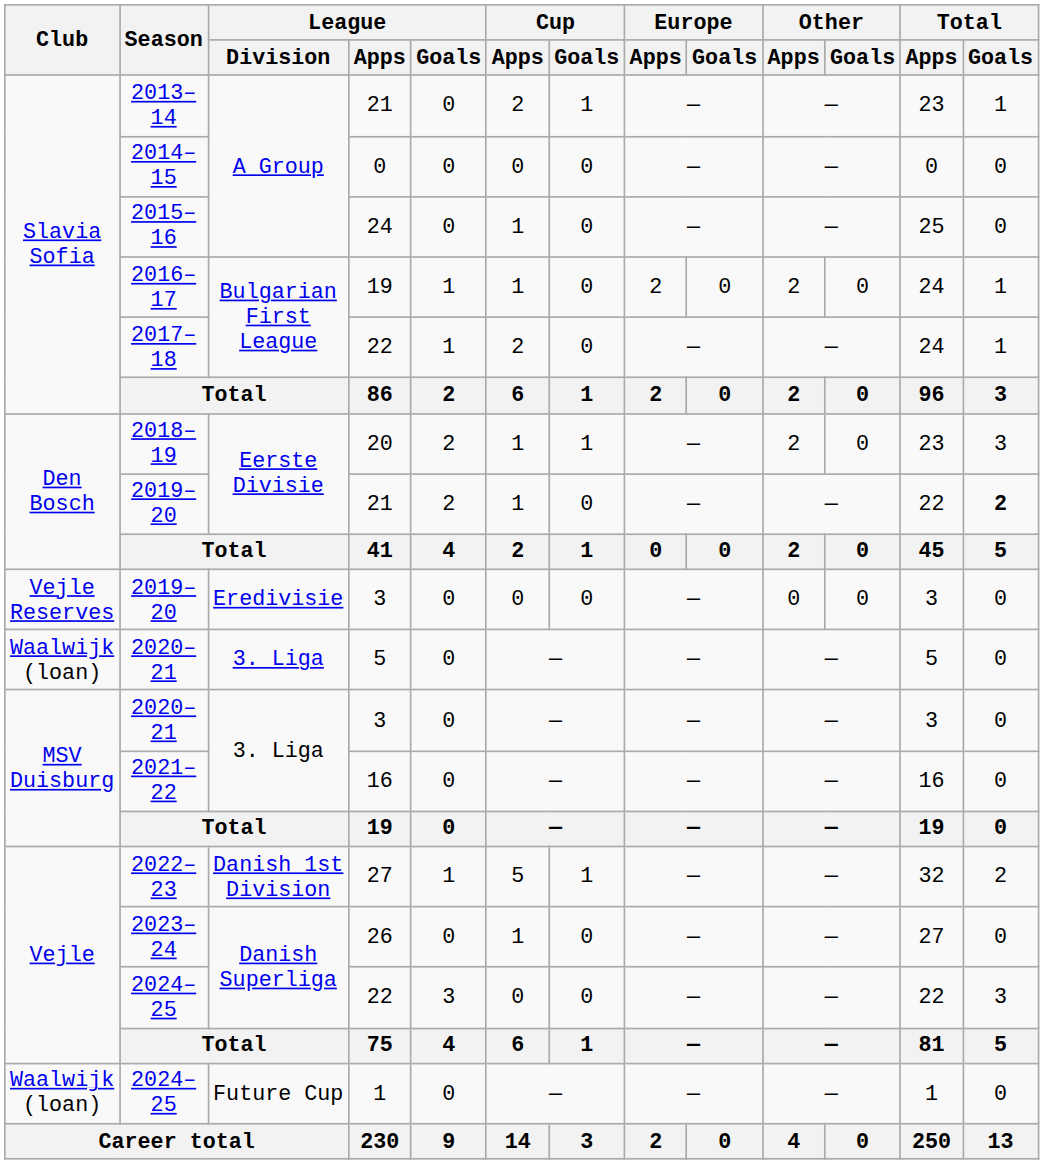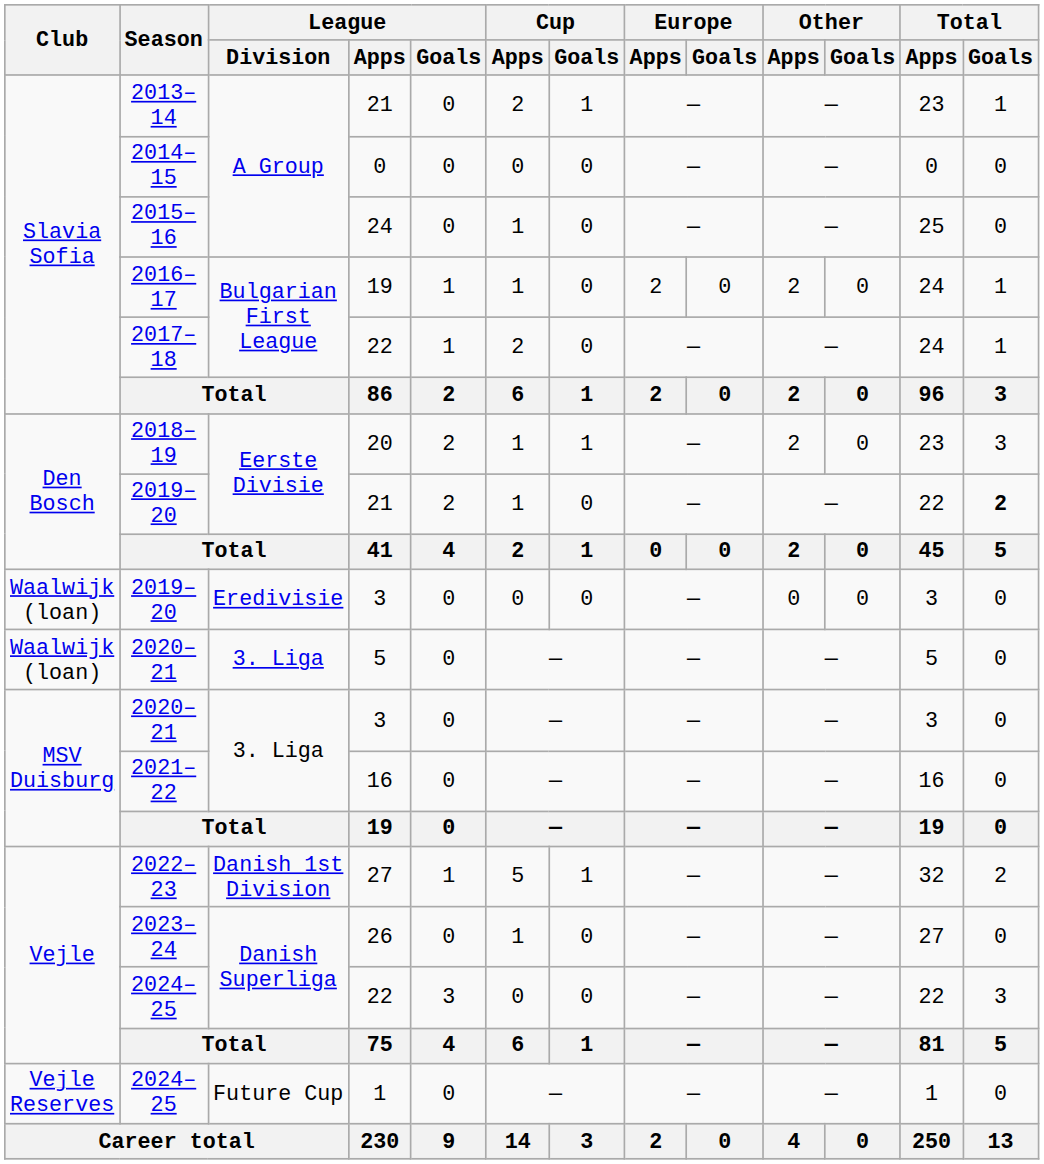(62, 600) Vejle Reserves -> (62, 600) Waalwijk (loan)
(62, 1093) Waalwijk (loan) -> (62, 1093) Vejle Reserves
